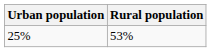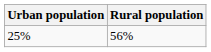(122, 36) 53% -> (122, 36) 56%
